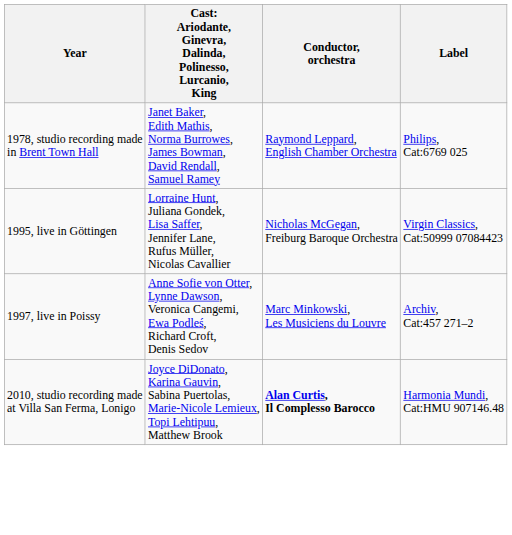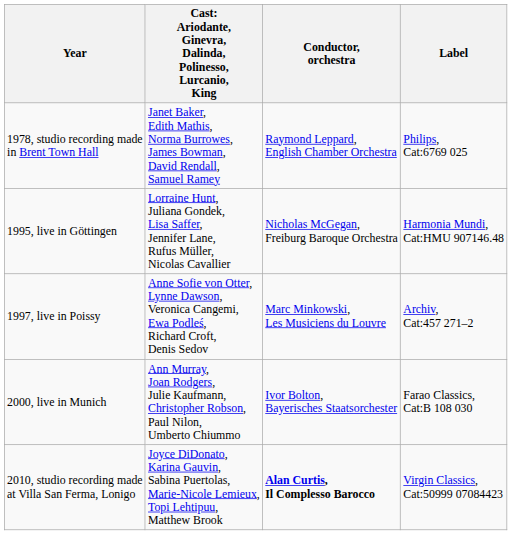(453, 231) Virgin Classics, Cat:50999 07084423 -> (454, 231) Harmonia Mundi, Cat:HMU 907146.48
+ row: (57, 402)
(454, 402) Harmonia Mundi, Cat:HMU 907146.48 -> (453, 487) Virgin Classics, Cat:50999 07084423
